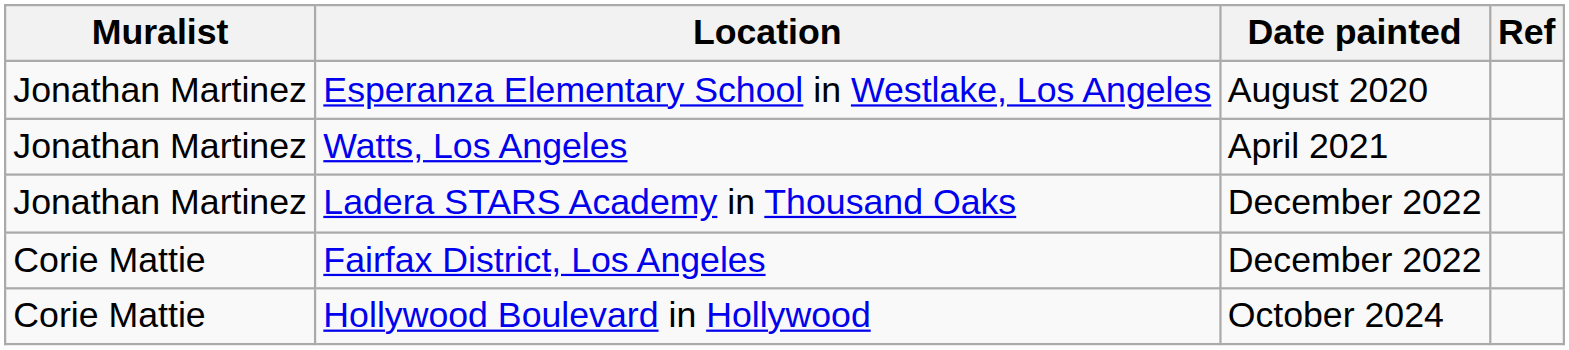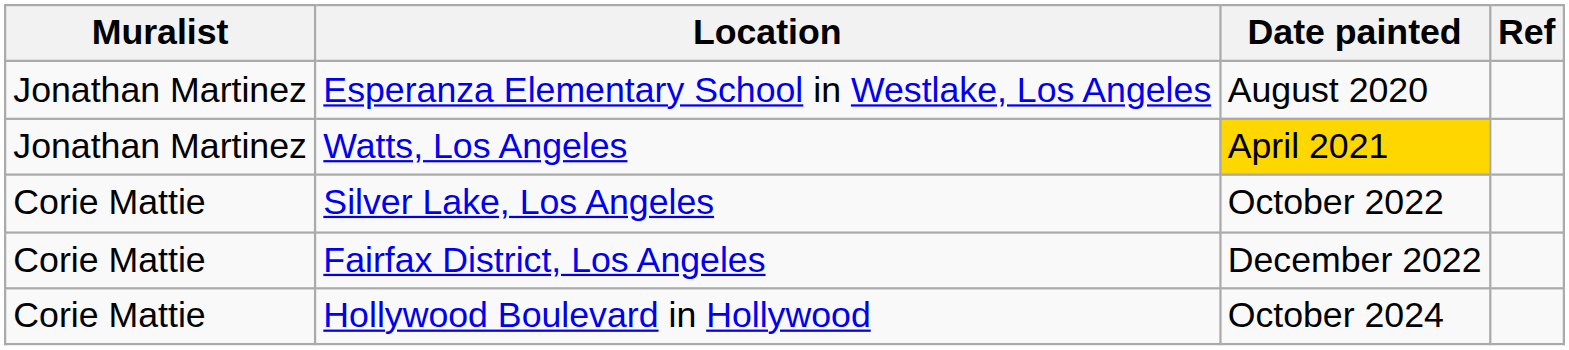(1308, 145) no background -> (1308, 145) gold background
- row: (670, 202)
+ row: (519, 202)
